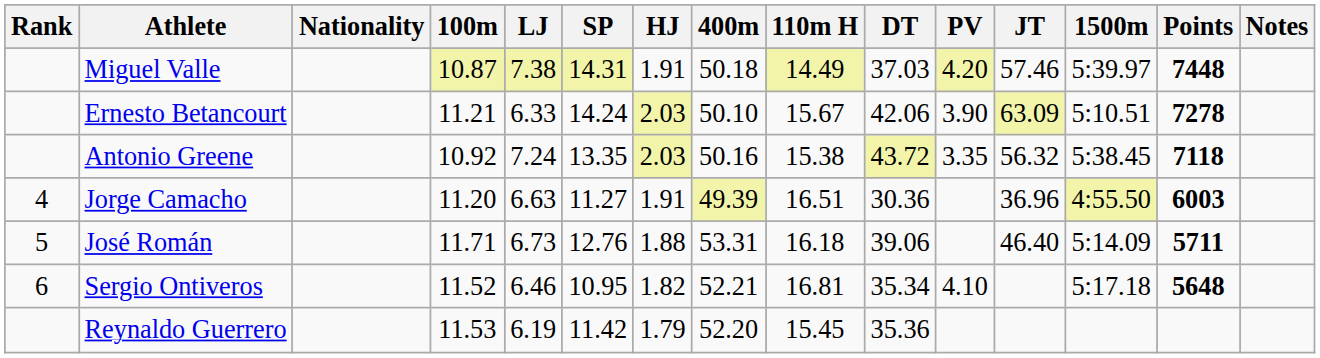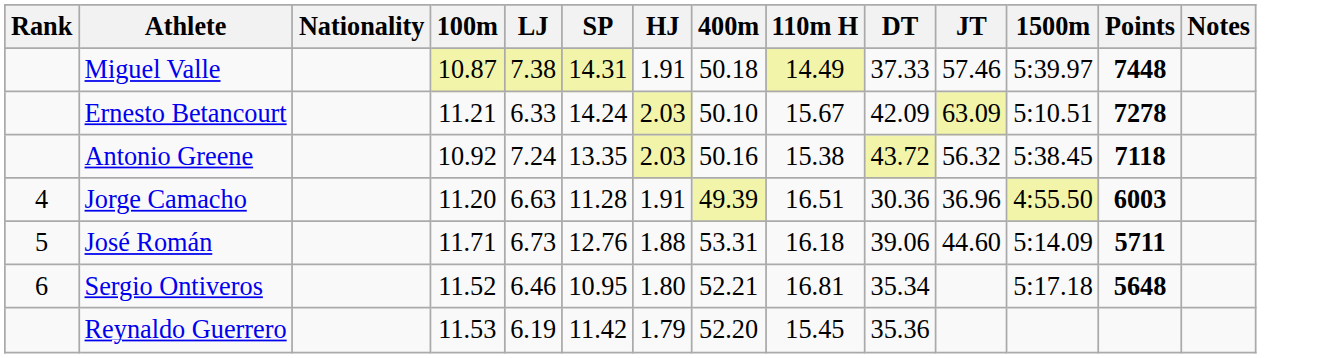- column: (965, 26)
(900, 69) 37.03 -> (900, 69) 37.33
(900, 113) 42.06 -> (900, 113) 42.09
(598, 199) 11.27 -> (598, 199) 11.28
(1030, 243) 46.40 -> (971, 243) 44.60
(663, 286) 1.82 -> (663, 286) 1.80
